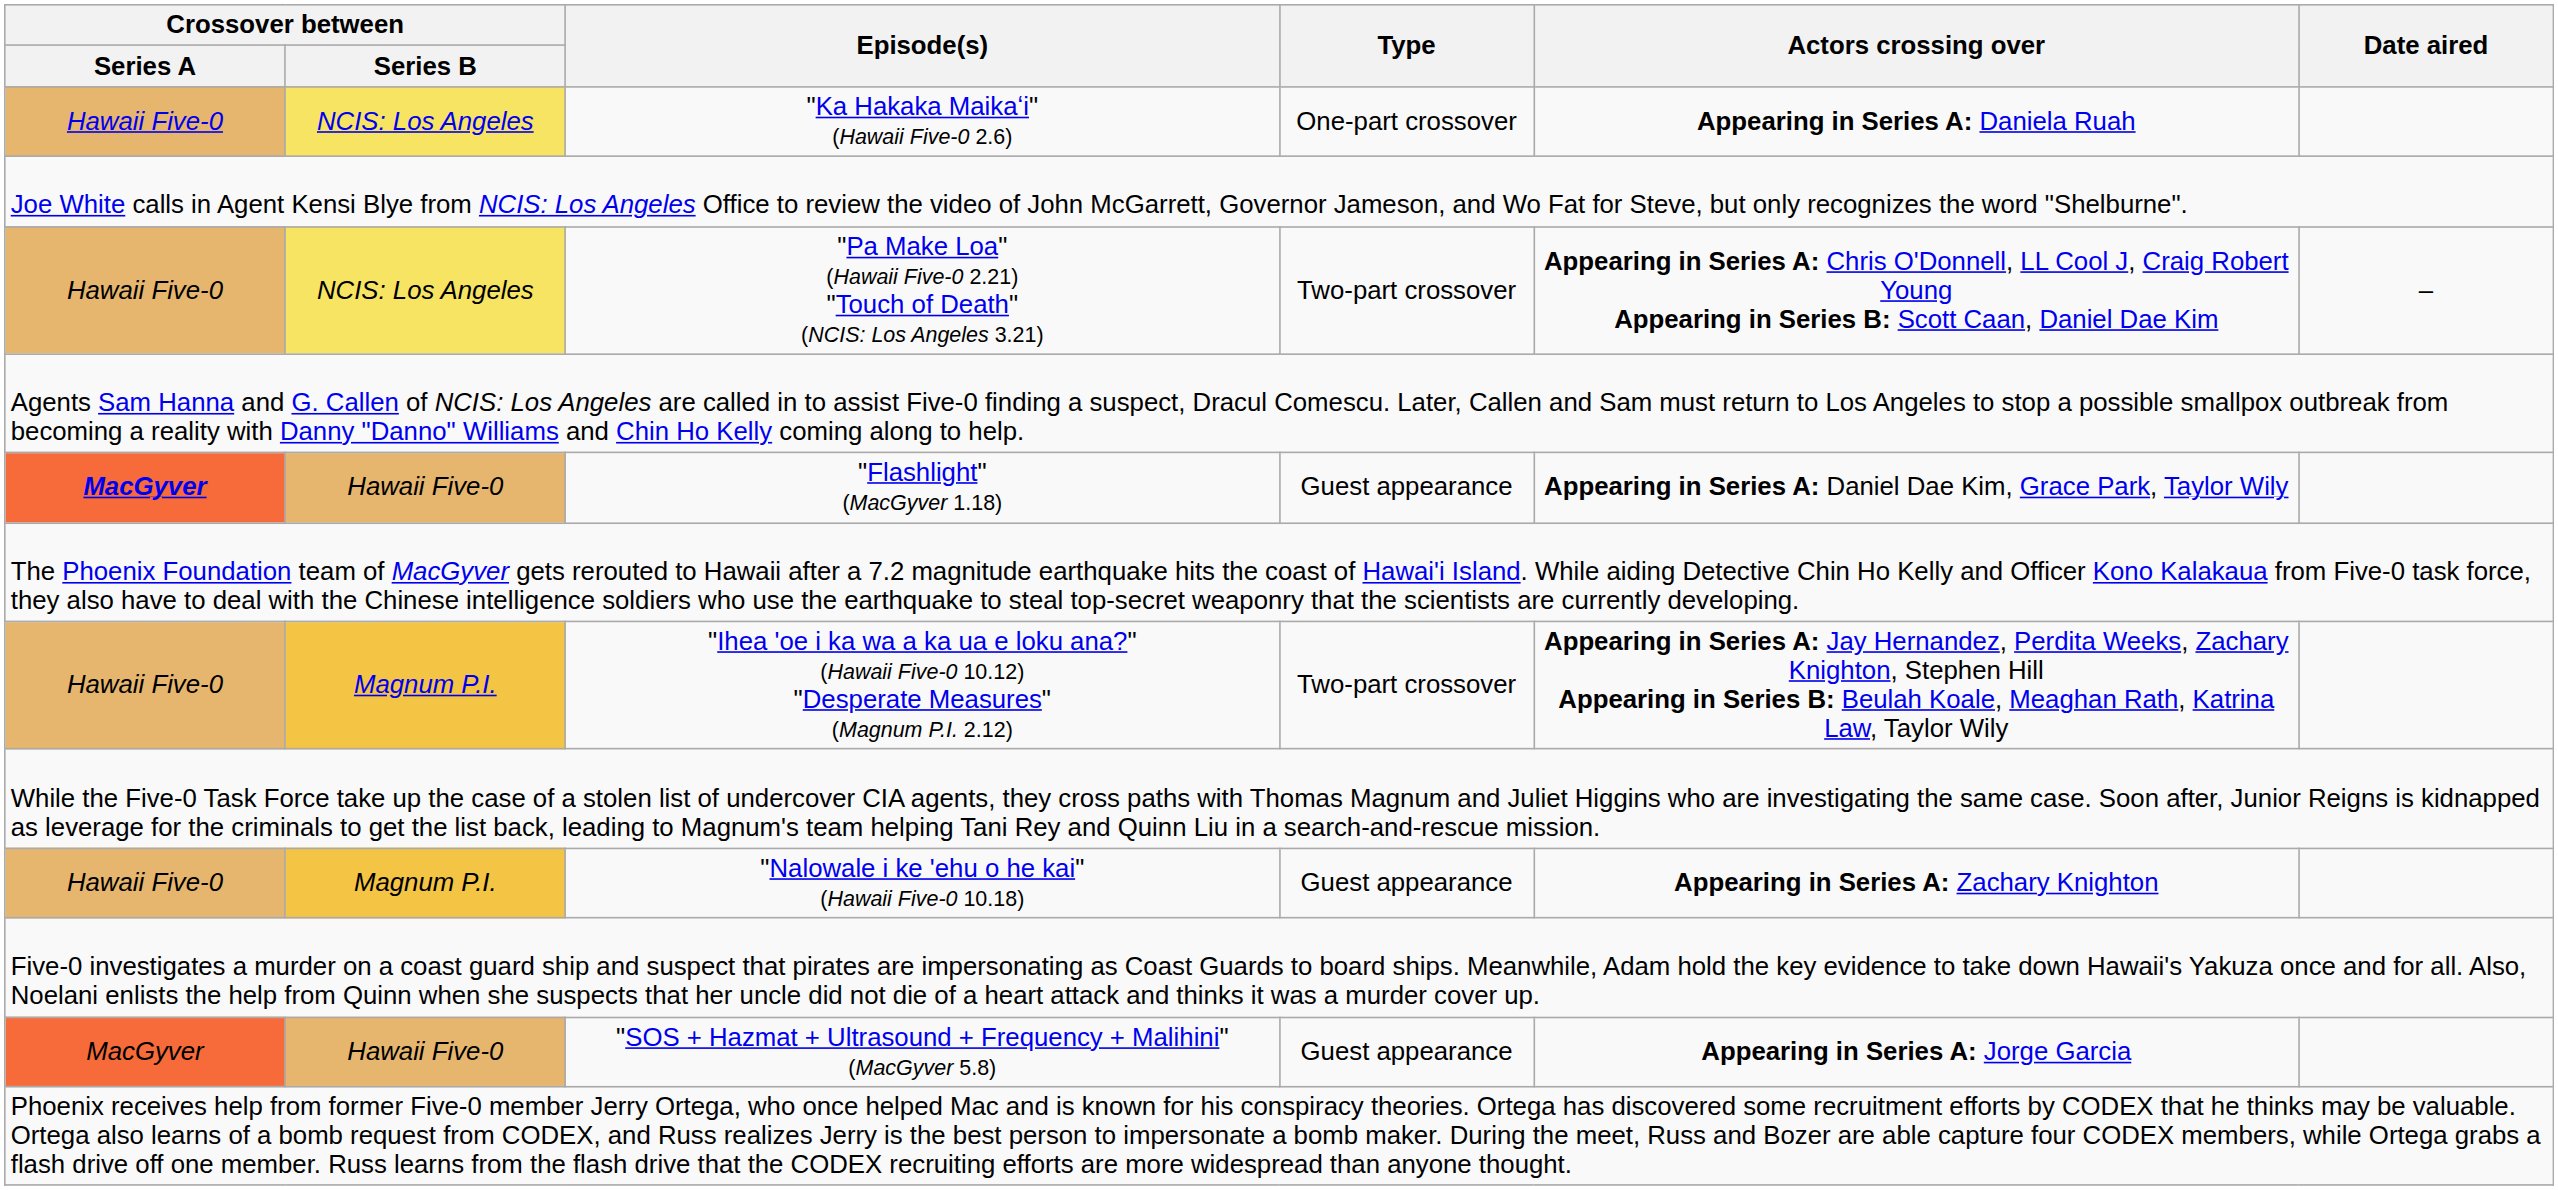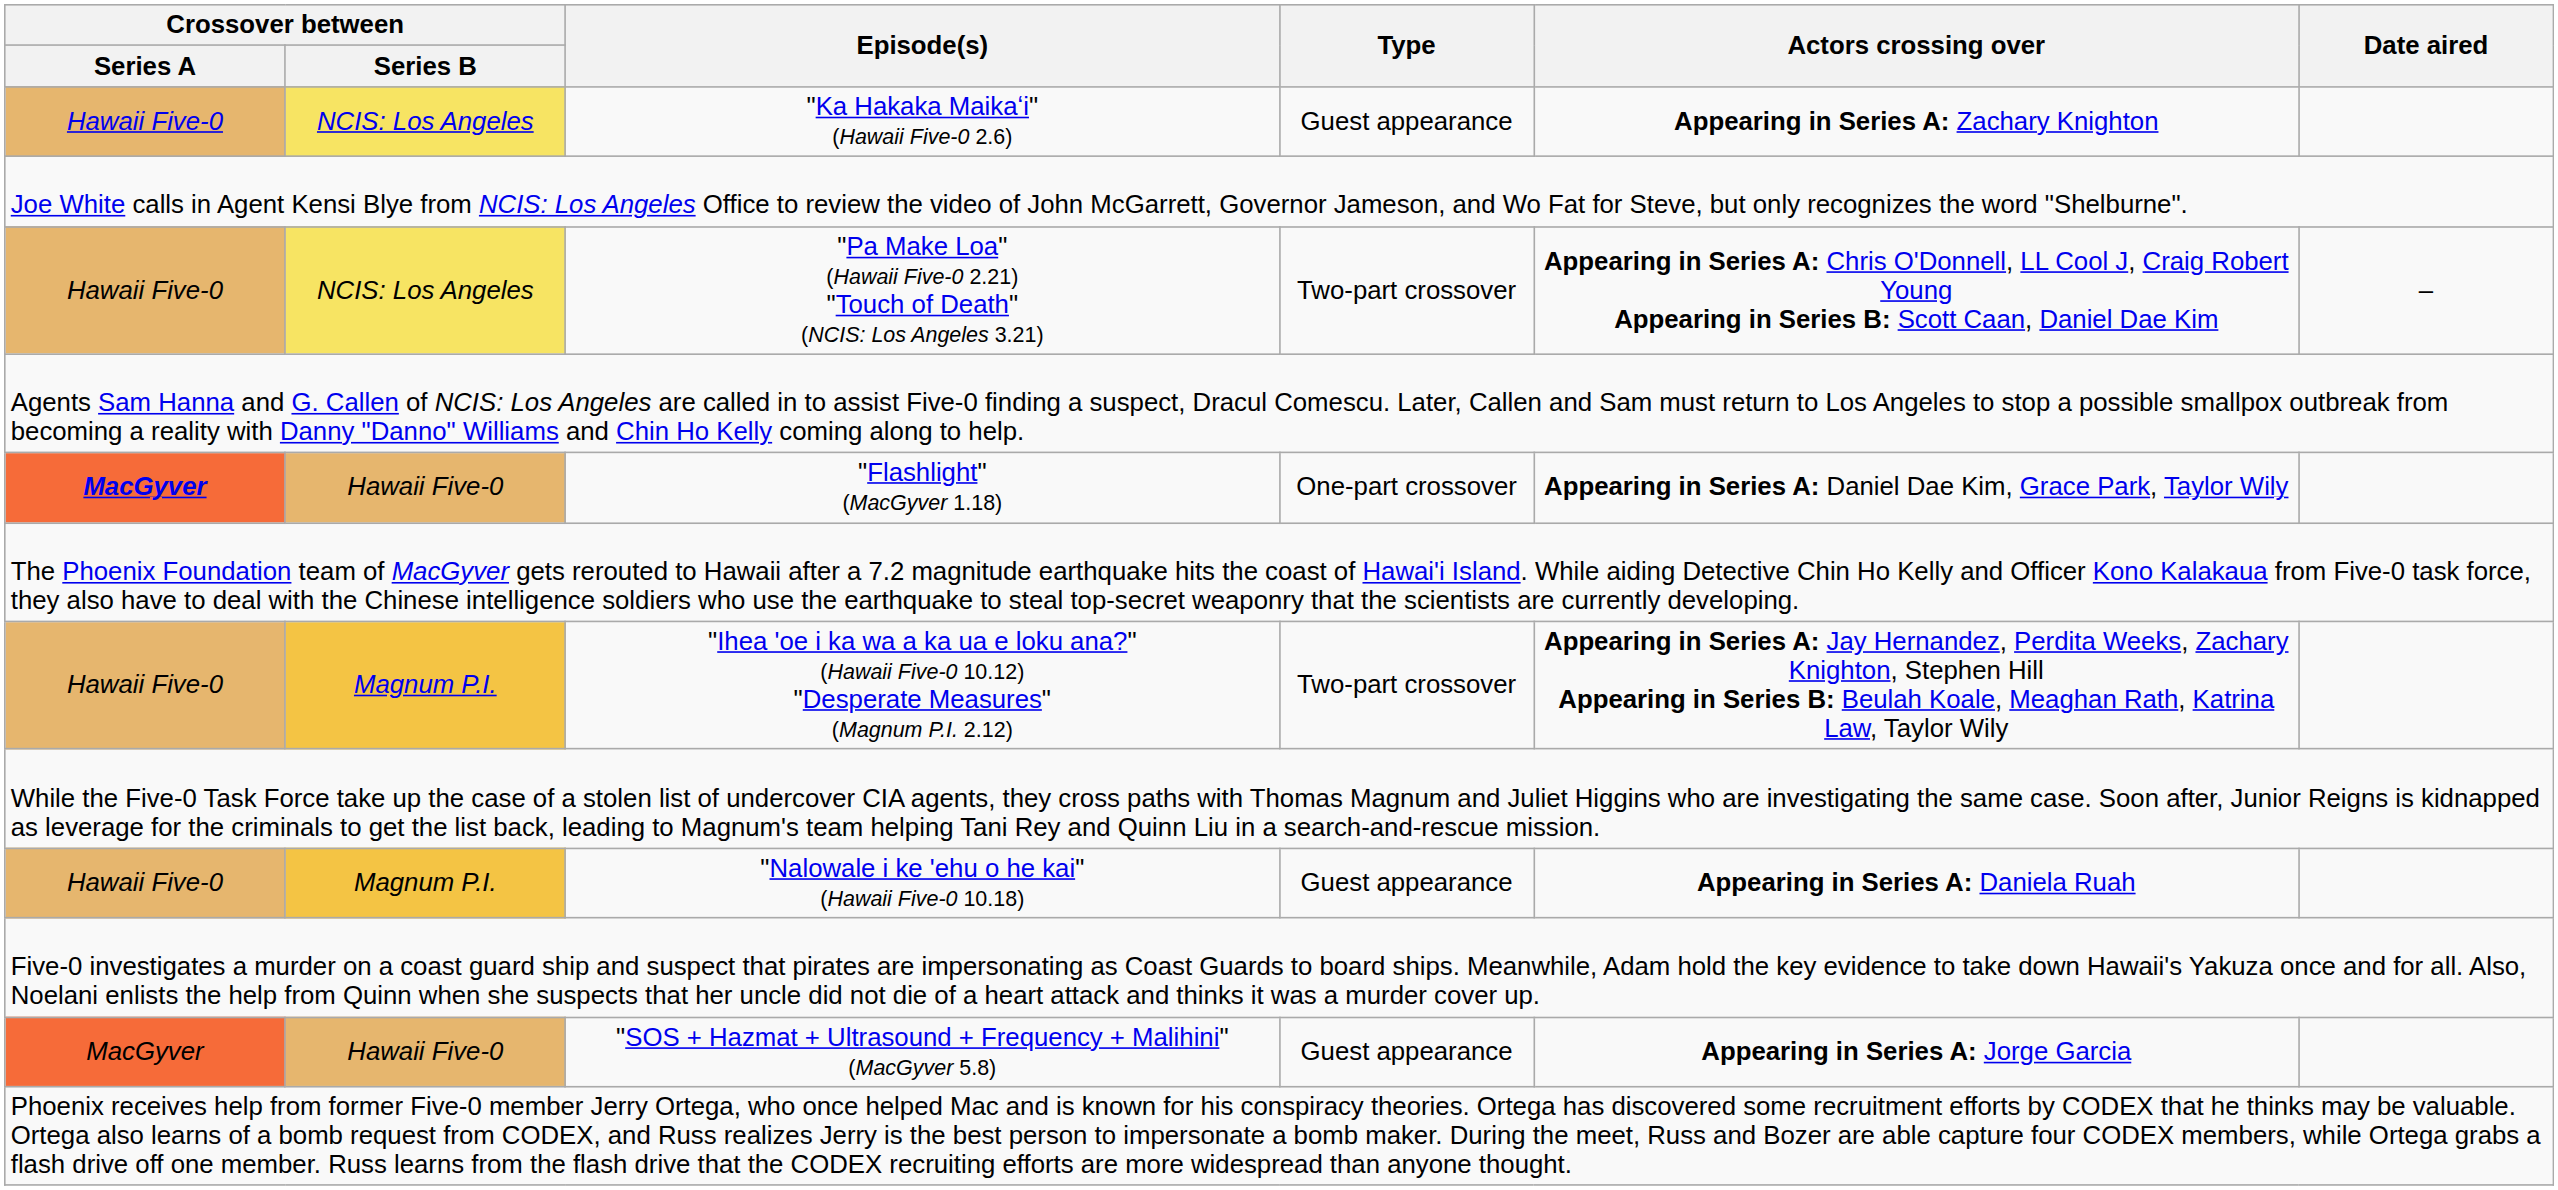(1407, 121) One-part crossover -> (1407, 121) Guest appearance
(1916, 121) Appearing in Series A: Daniela Ruah -> (1916, 121) Appearing in Series A: Zachary Knighton
(1407, 487) Guest appearance -> (1407, 487) One-part crossover
(1916, 882) Appearing in Series A: Zachary Knighton -> (1916, 882) Appearing in Series A: Daniela Ruah
